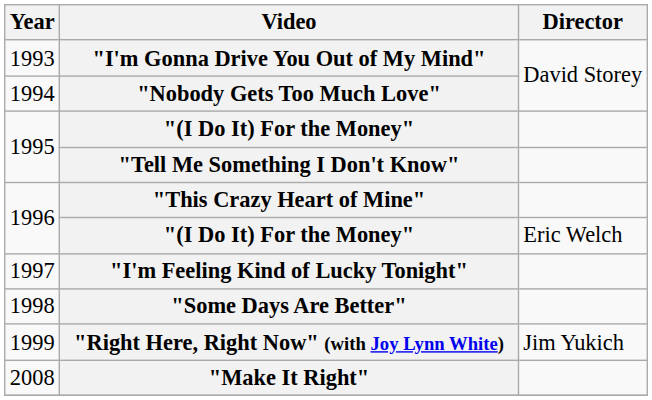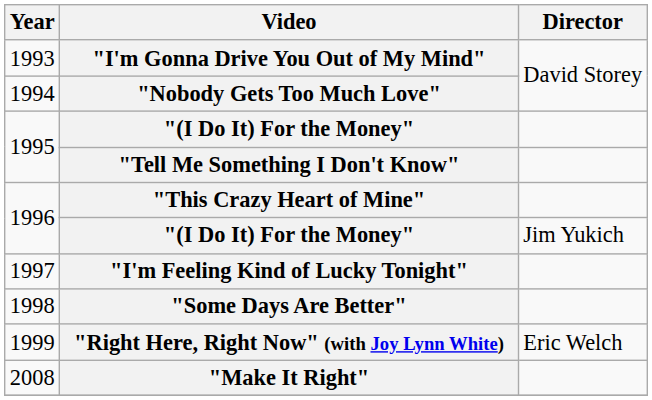(573, 235) Eric Welch -> (574, 235) Jim Yukich
(574, 341) Jim Yukich -> (573, 341) Eric Welch
